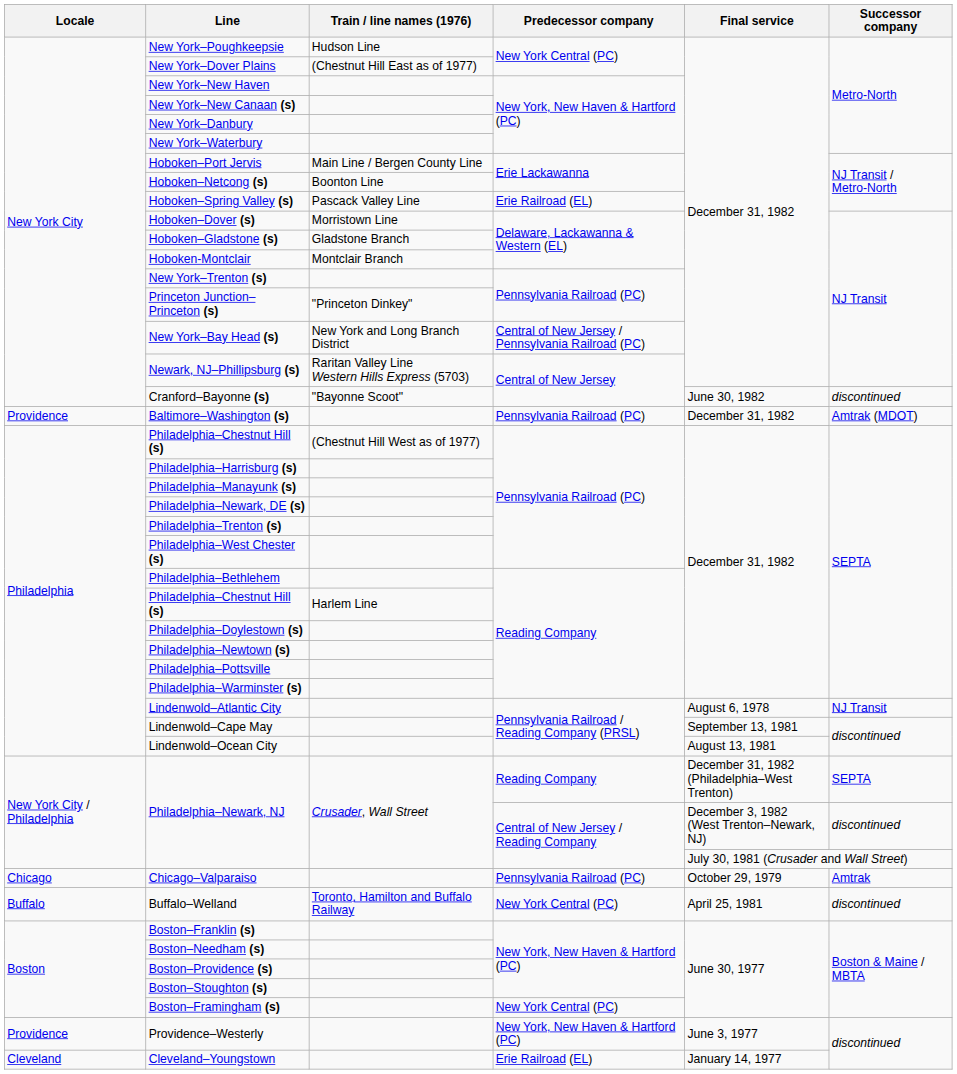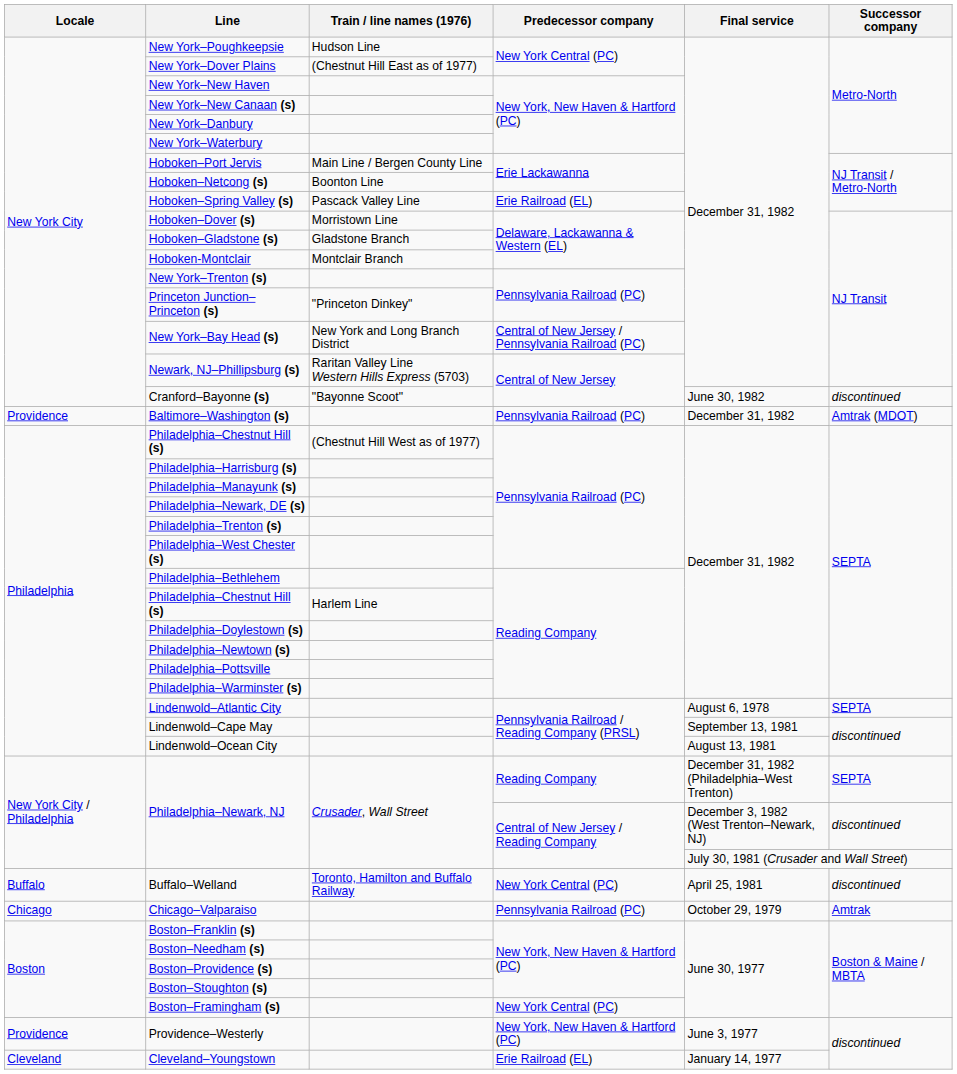(859, 707) NJ Transit -> (851, 707) SEPTA
rows swapped: (193, 904) <-> (203, 878)
